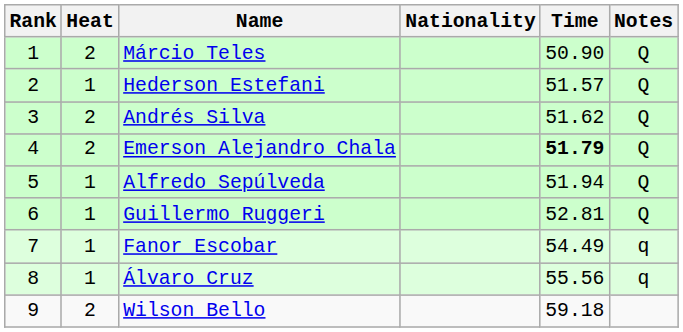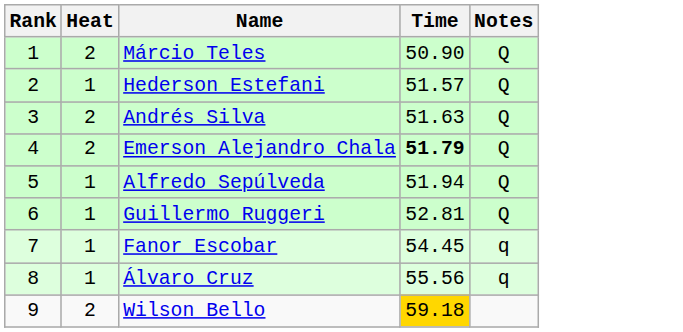- column: (471, 21)
(575, 117) 51.62 -> (435, 117) 51.63
(575, 246) 54.49 -> (435, 246) 54.45
(575, 311) no background -> (435, 311) gold background
